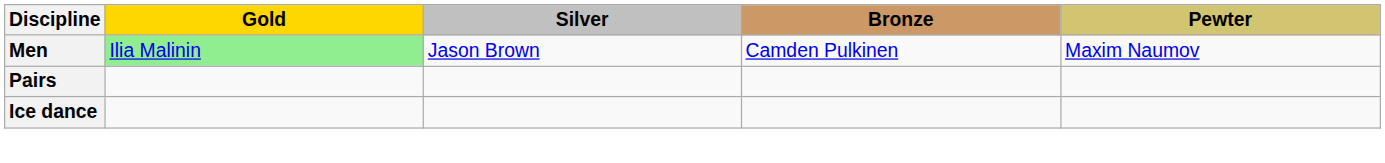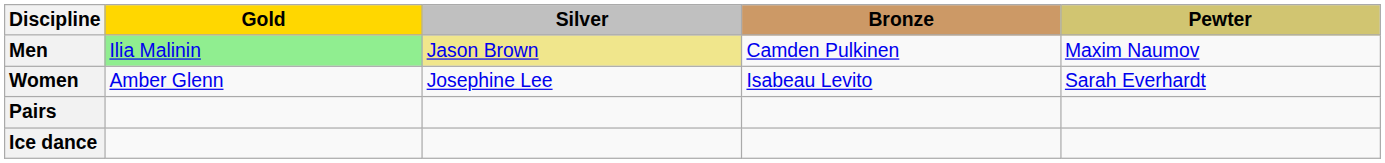(484, 50) no background -> (483, 50) khaki background
+ row: (44, 81)
